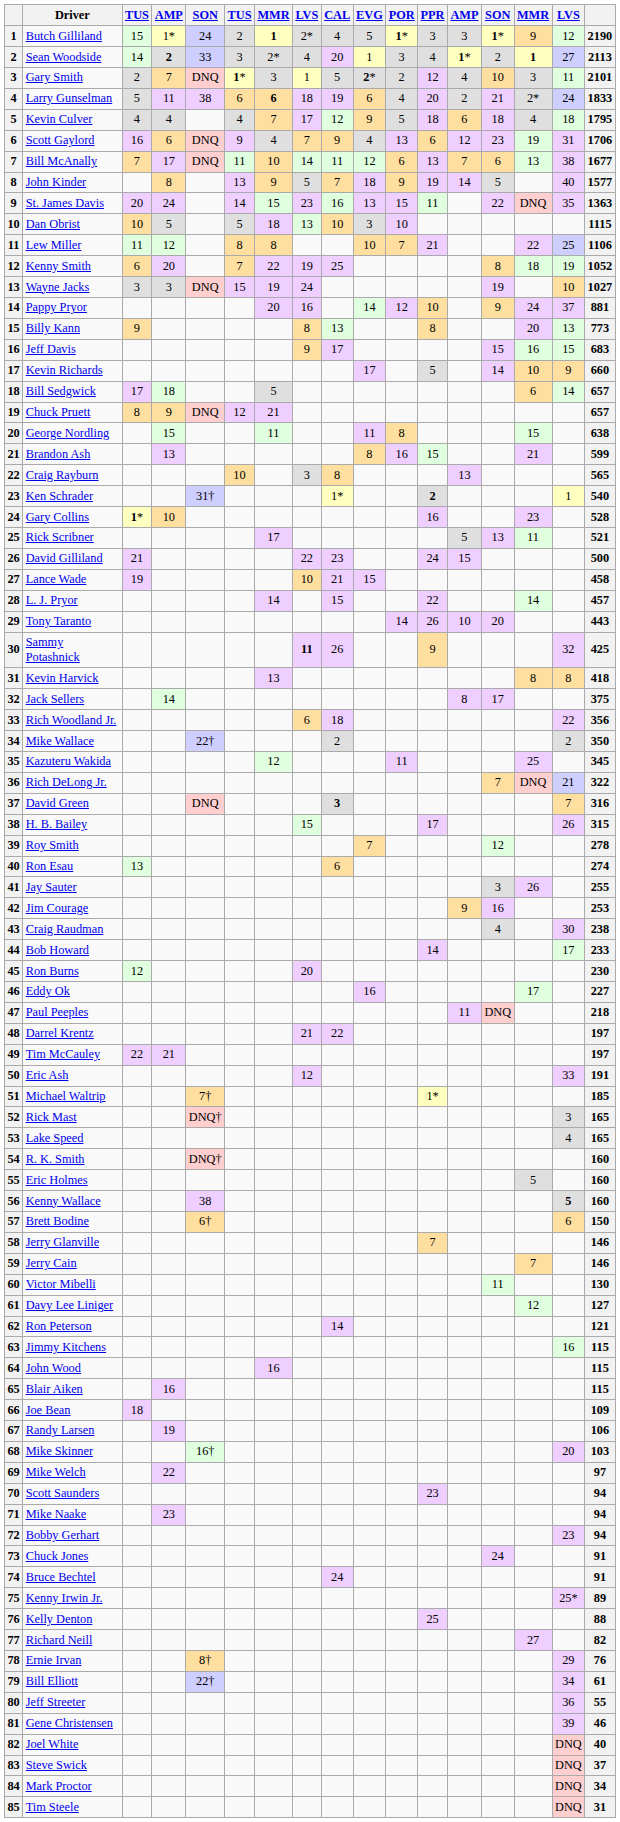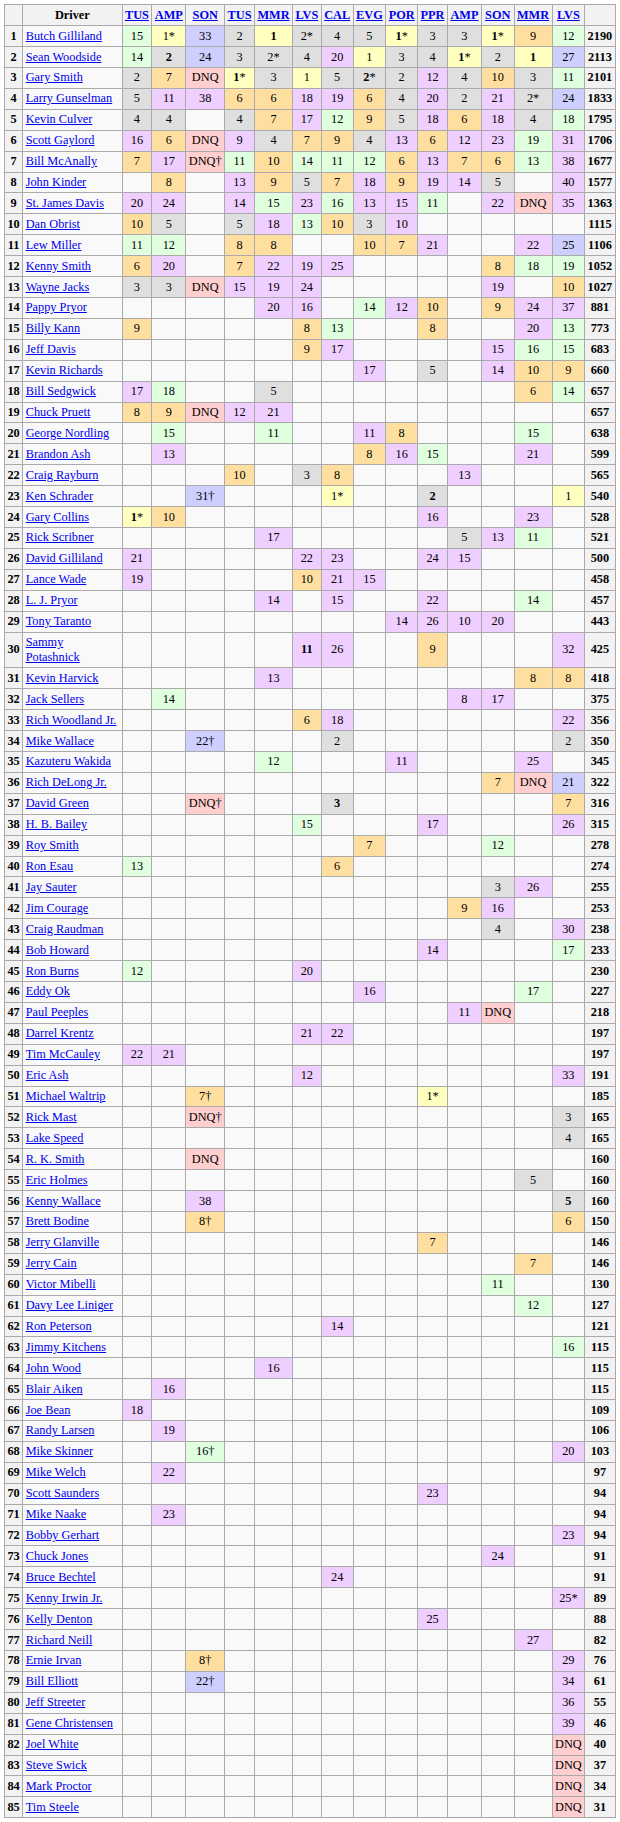(205, 36) 24 -> (205, 36) 33
(205, 57) 33 -> (205, 57) 24
(273, 98) bold -> (273, 98) normal
(205, 161) DNQ -> (205, 161) DNQ†
(205, 803) DNQ -> (205, 803) DNQ†
(205, 1159) DNQ† -> (205, 1159) DNQ
(205, 1221) 6† -> (205, 1221) 8†
